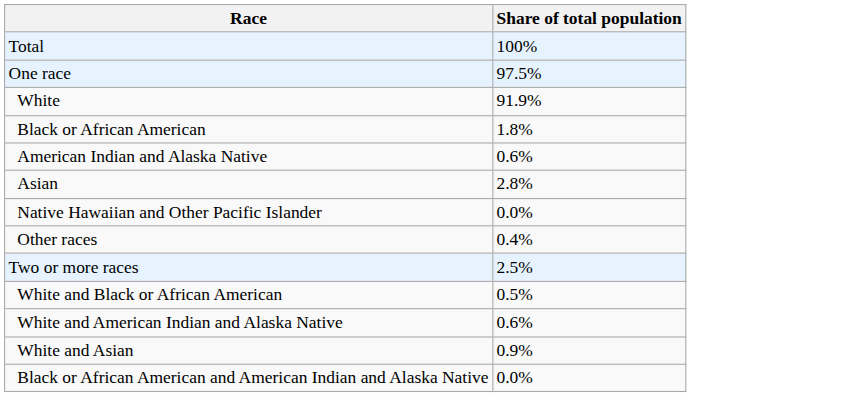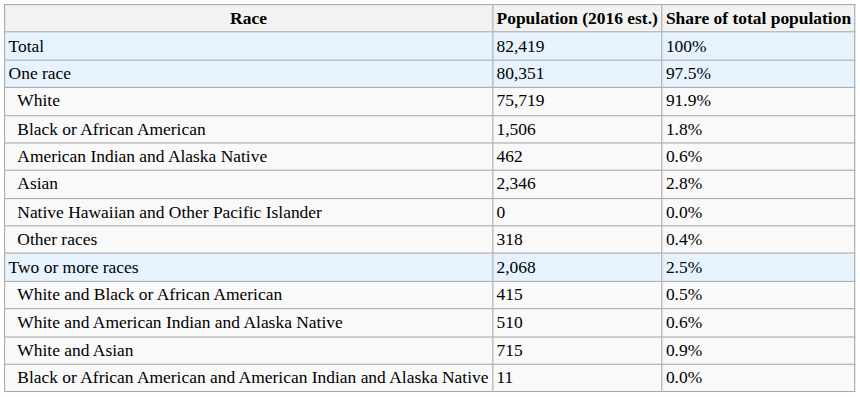+ column: (577, 18)
